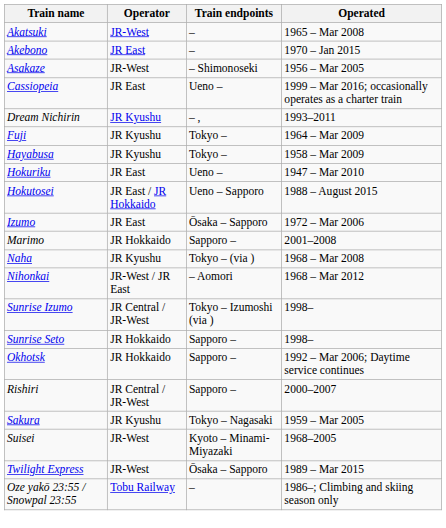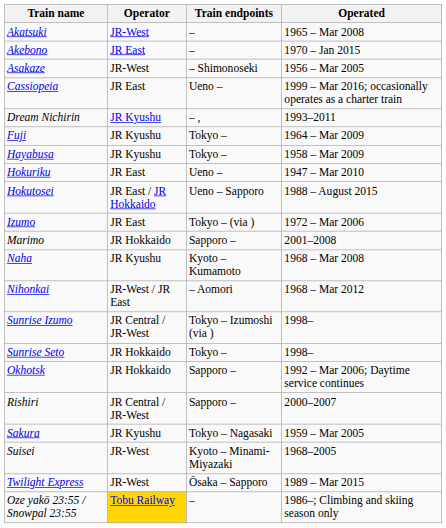(228, 222) Ōsaka – Sapporo -> (222, 222) Tokyo – (via )
(222, 258) Tokyo – (via ) -> (215, 265) Kyoto – Kumamoto
(212, 339) Sapporo – -> (208, 352) Tokyo –
(143, 488) no background -> (143, 500) gold background
